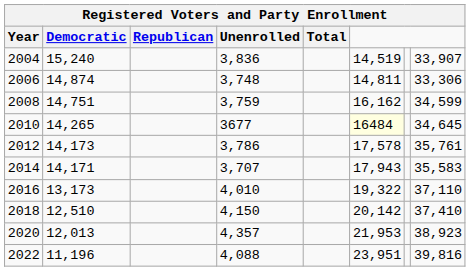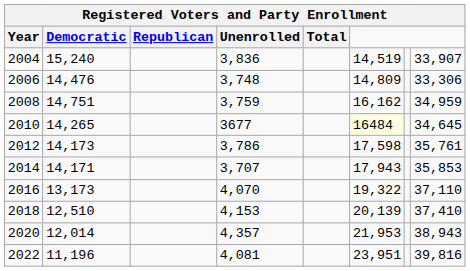(70, 81) 14,874 -> (70, 81) 14,476
(377, 81) 14,811 -> (377, 81) 14,809
(438, 103) 34,599 -> (438, 103) 34,959
(377, 146) 17,578 -> (377, 146) 17,598
(438, 168) 35,583 -> (438, 168) 35,853
(240, 190) 4,010 -> (240, 190) 4,070
(240, 212) 4,150 -> (240, 212) 4,153
(377, 212) 20,142 -> (377, 212) 20,139
(70, 234) 12,013 -> (70, 234) 12,014
(438, 234) 38,923 -> (438, 234) 38,943
(240, 255) 4,088 -> (240, 255) 4,081
